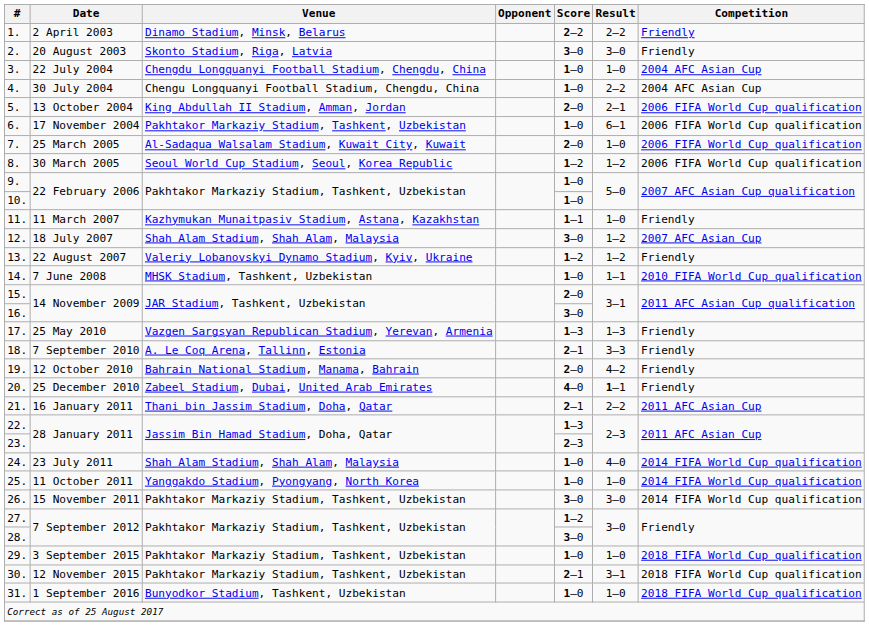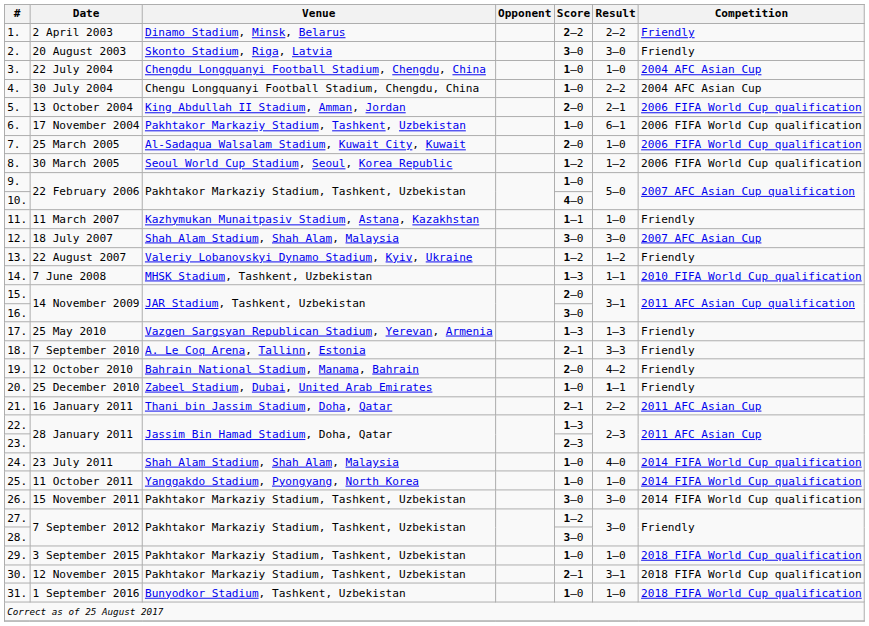(574, 200) 1–0 -> (574, 200) 4–0
(616, 238) 1–2 -> (616, 238) 3–0
(574, 275) 1–0 -> (574, 275) 1–3
(574, 387) 4–0 -> (574, 387) 1–0
